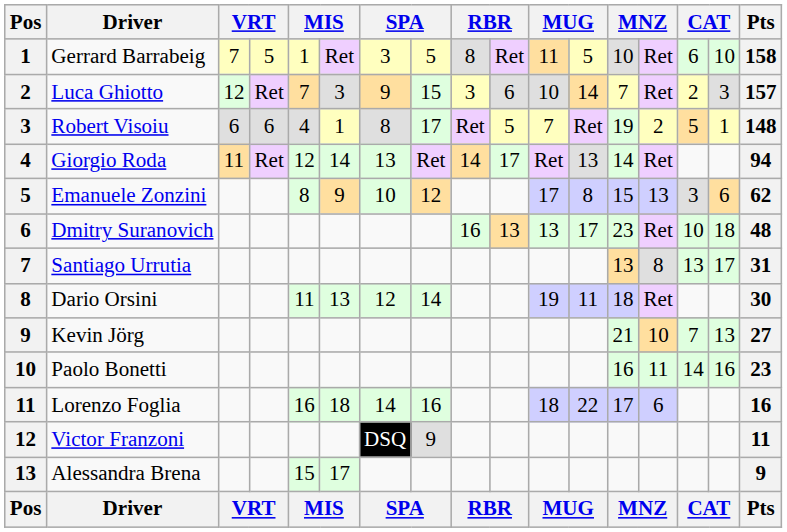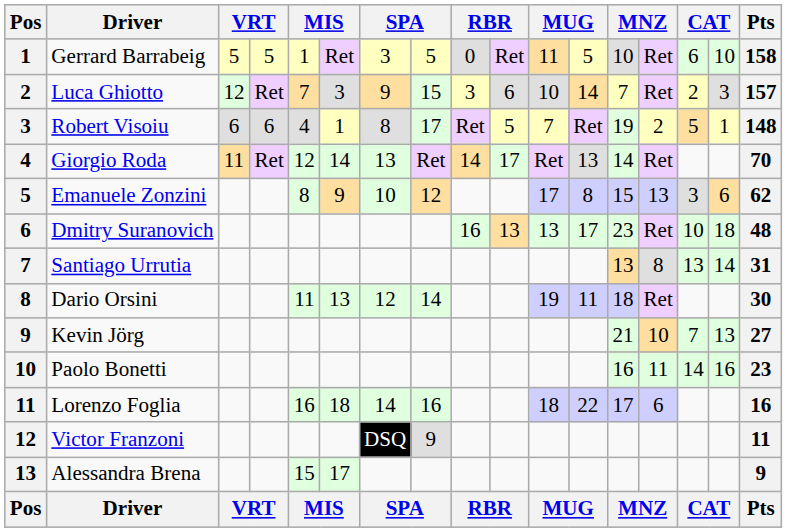(234, 56) 7 -> (234, 56) 5
(470, 56) 8 -> (470, 56) 0
(761, 160) 94 -> (761, 160) 70
(724, 264) 17 -> (724, 264) 14
